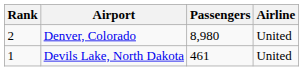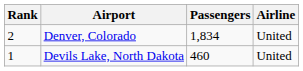(205, 35) 8,980 -> (205, 35) 1,834
(200, 55) 461 -> (200, 55) 460
